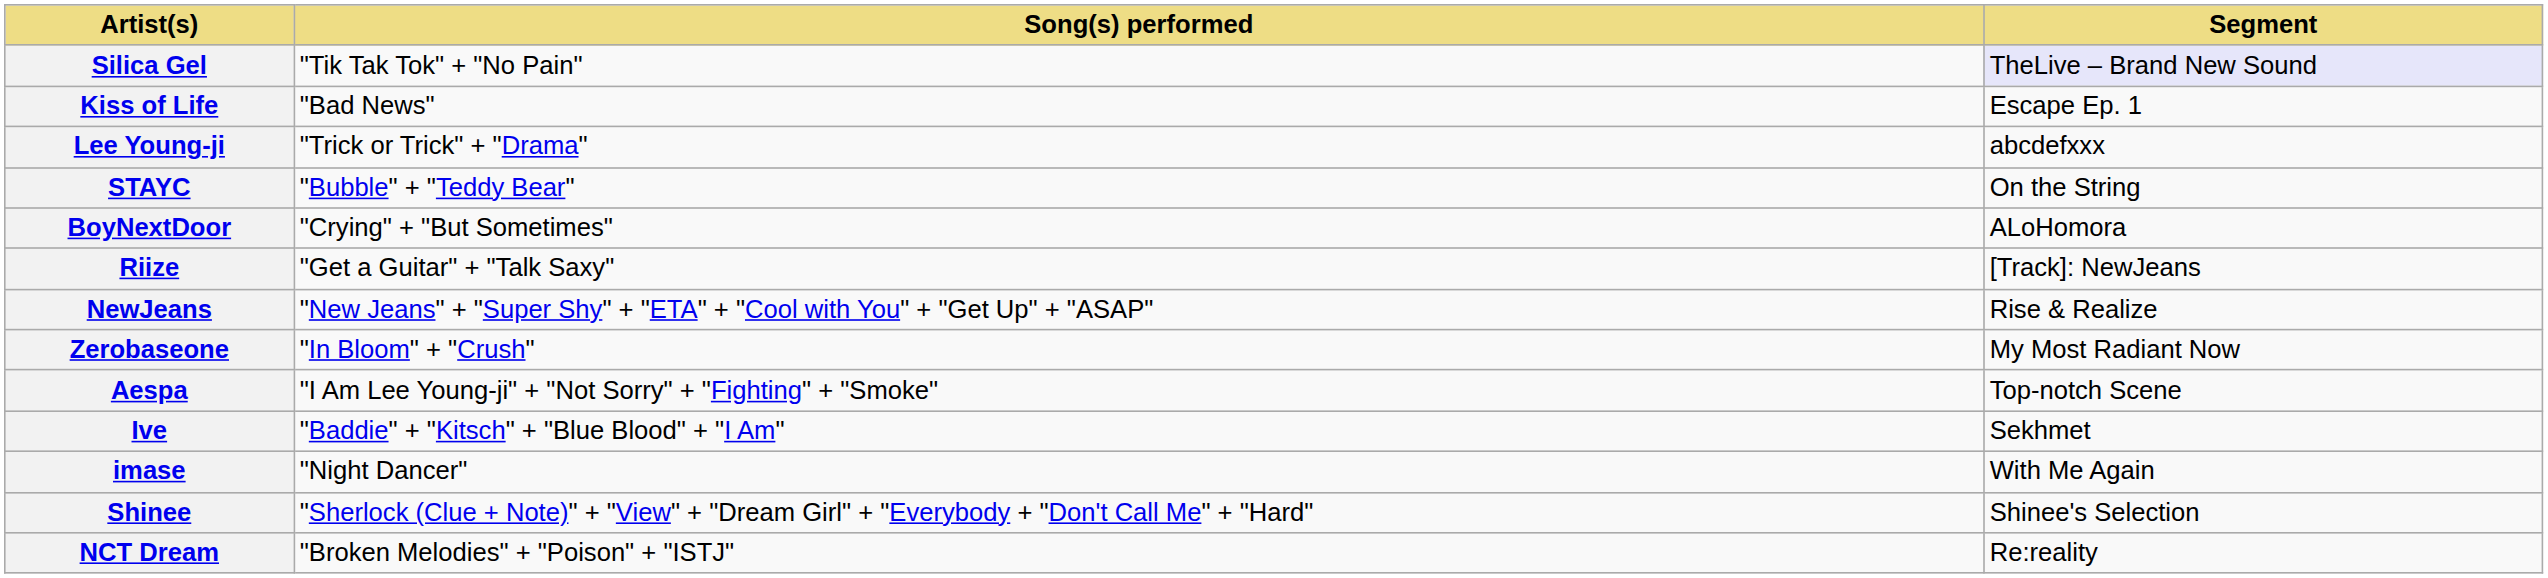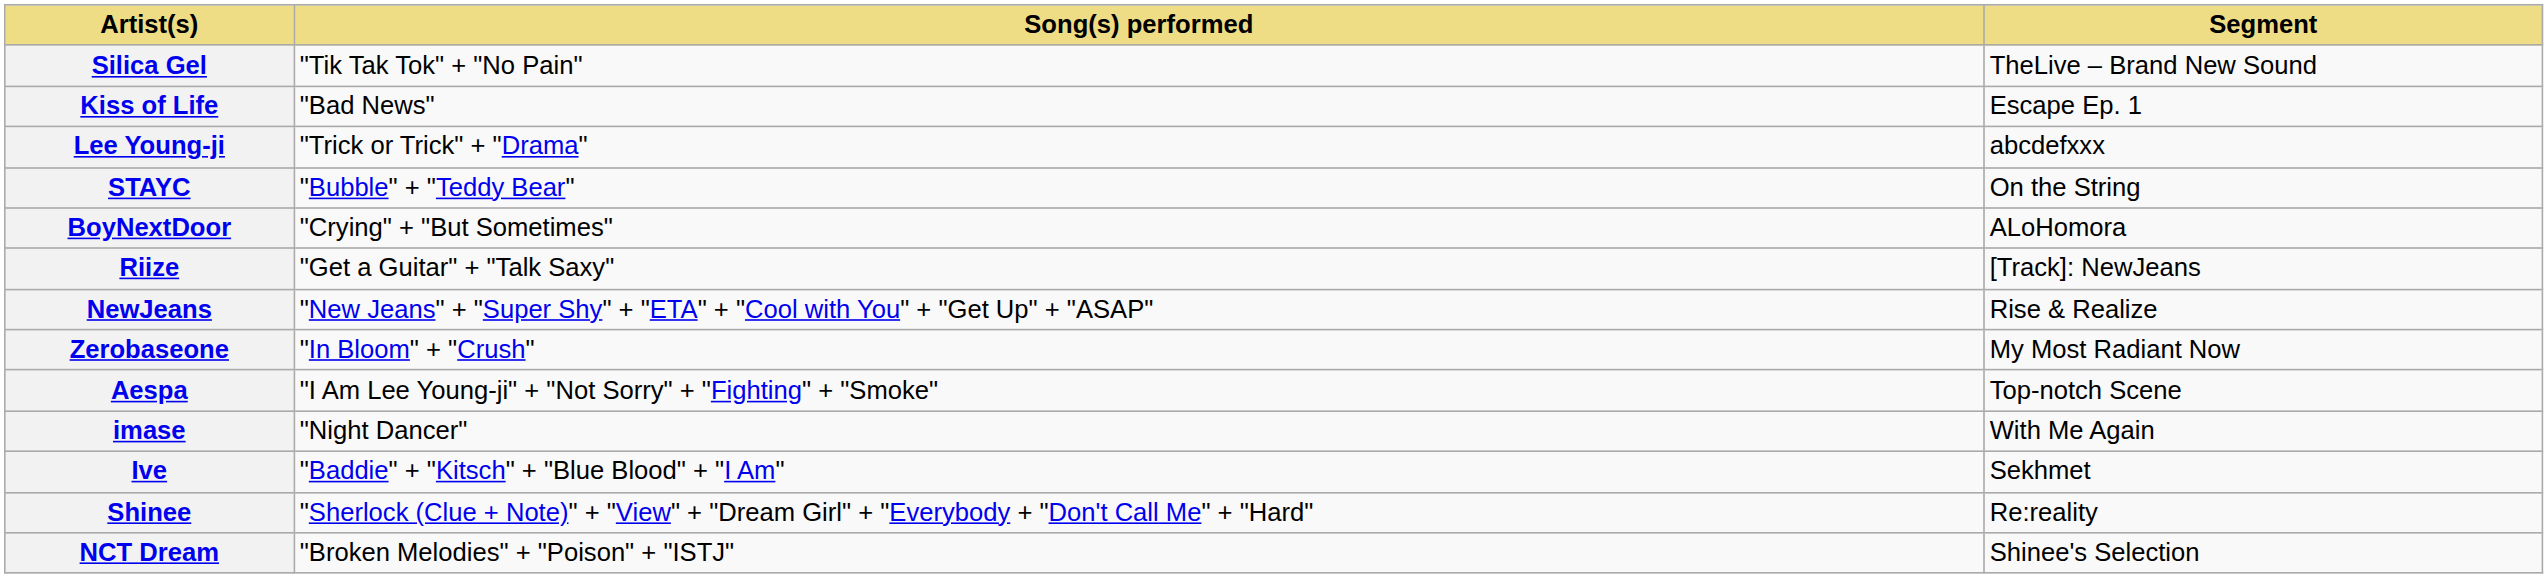(2153, 65) lavender background -> (2153, 65) no background
rows swapped: (149, 471) <-> (149, 430)
(2095, 512) Shinee's Selection -> (2044, 512) Re:reality
(2044, 552) Re:reality -> (2095, 552) Shinee's Selection
